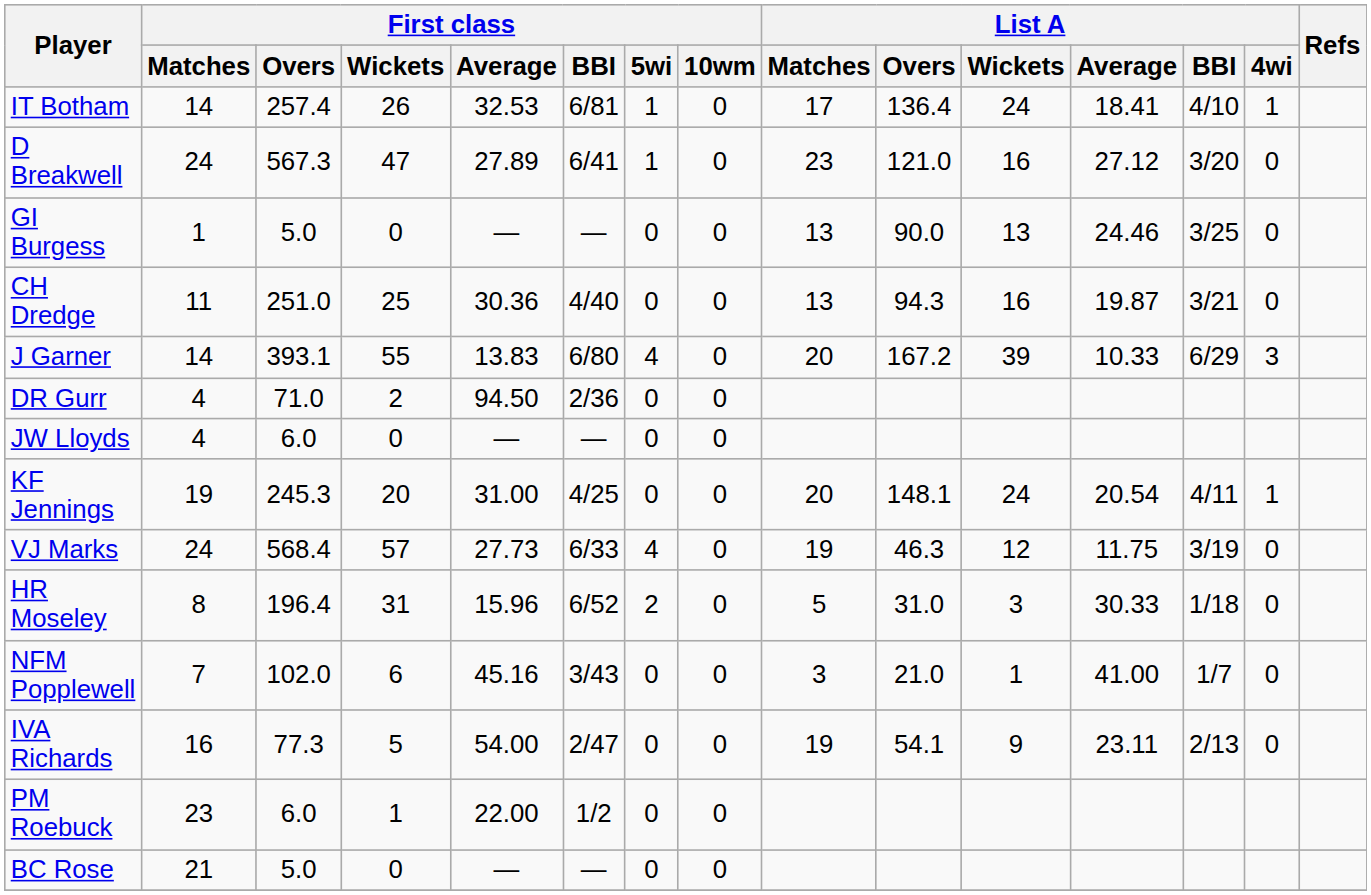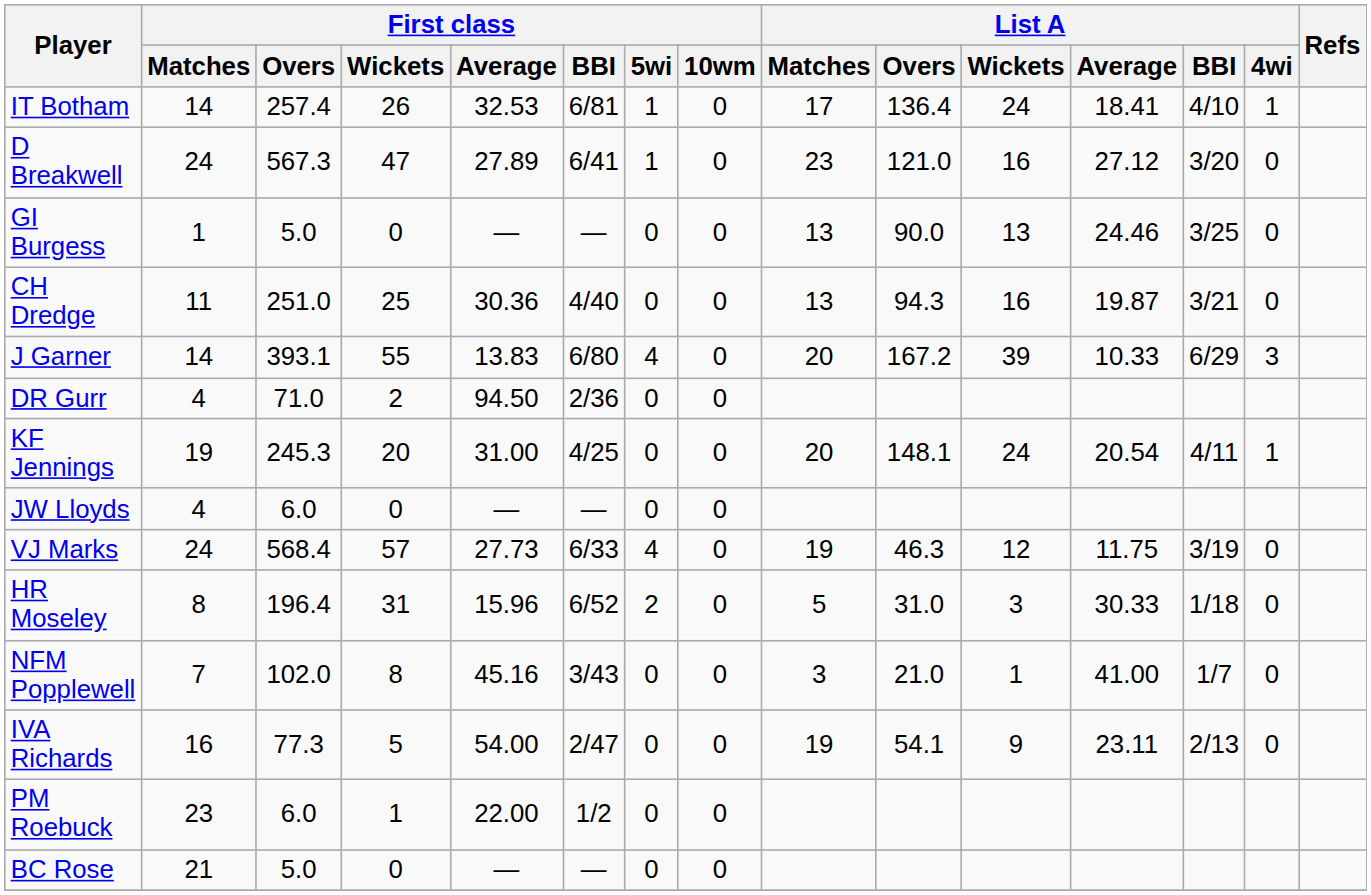rows swapped: (62, 494) <-> (70, 438)
(396, 674) 6 -> (396, 674) 8
